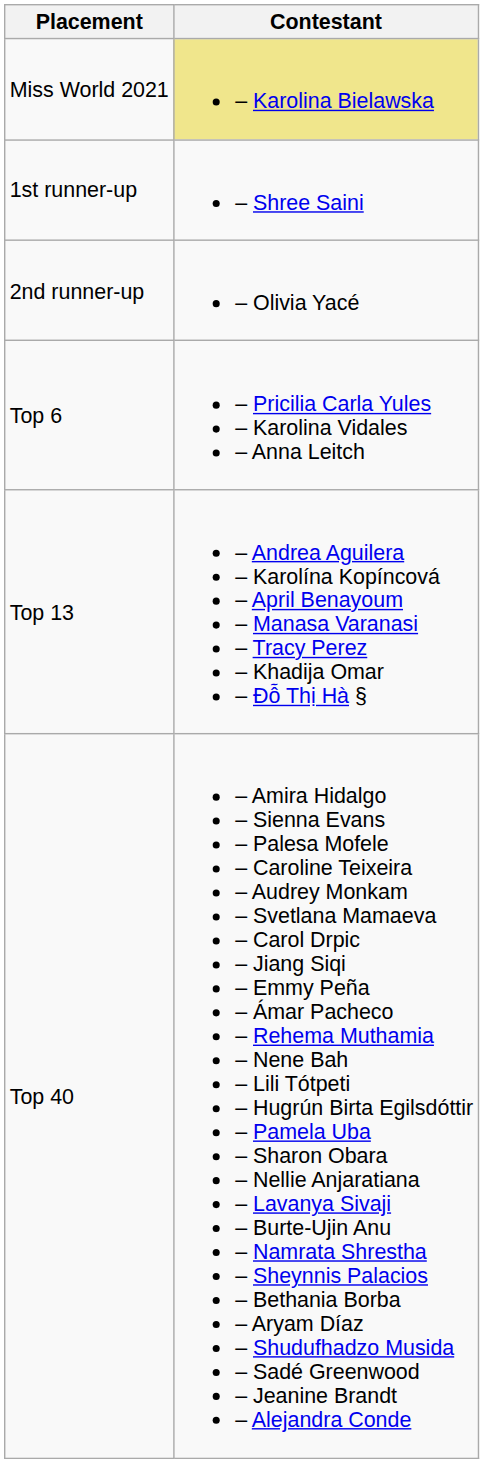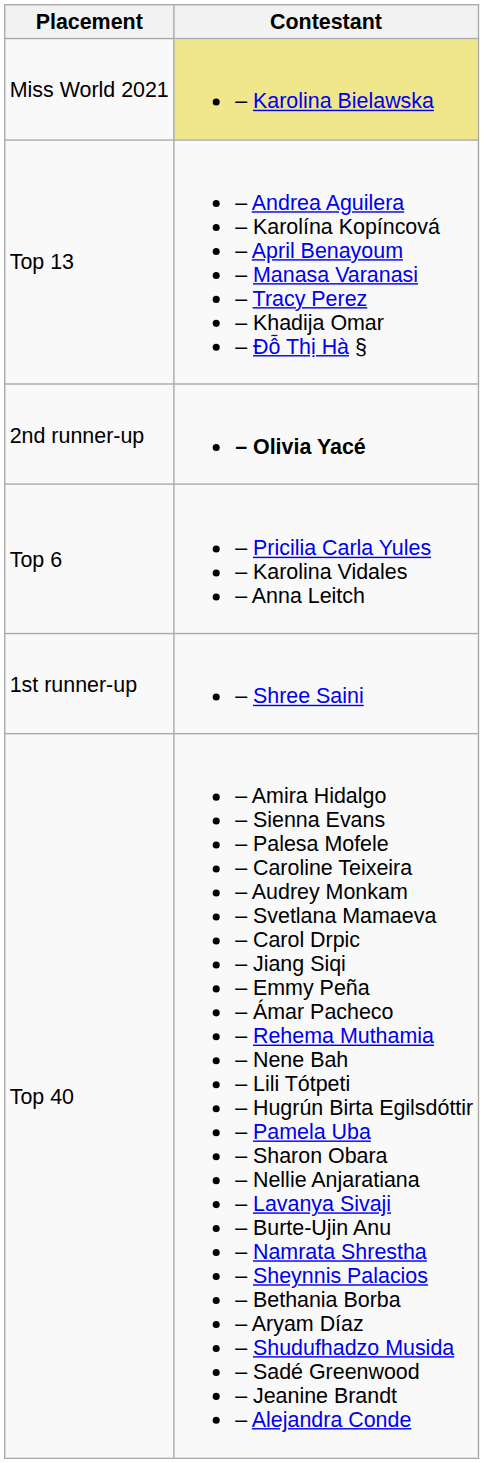rows swapped: (73, 190) <-> (42, 612)
(326, 303) normal -> (326, 446) bold
